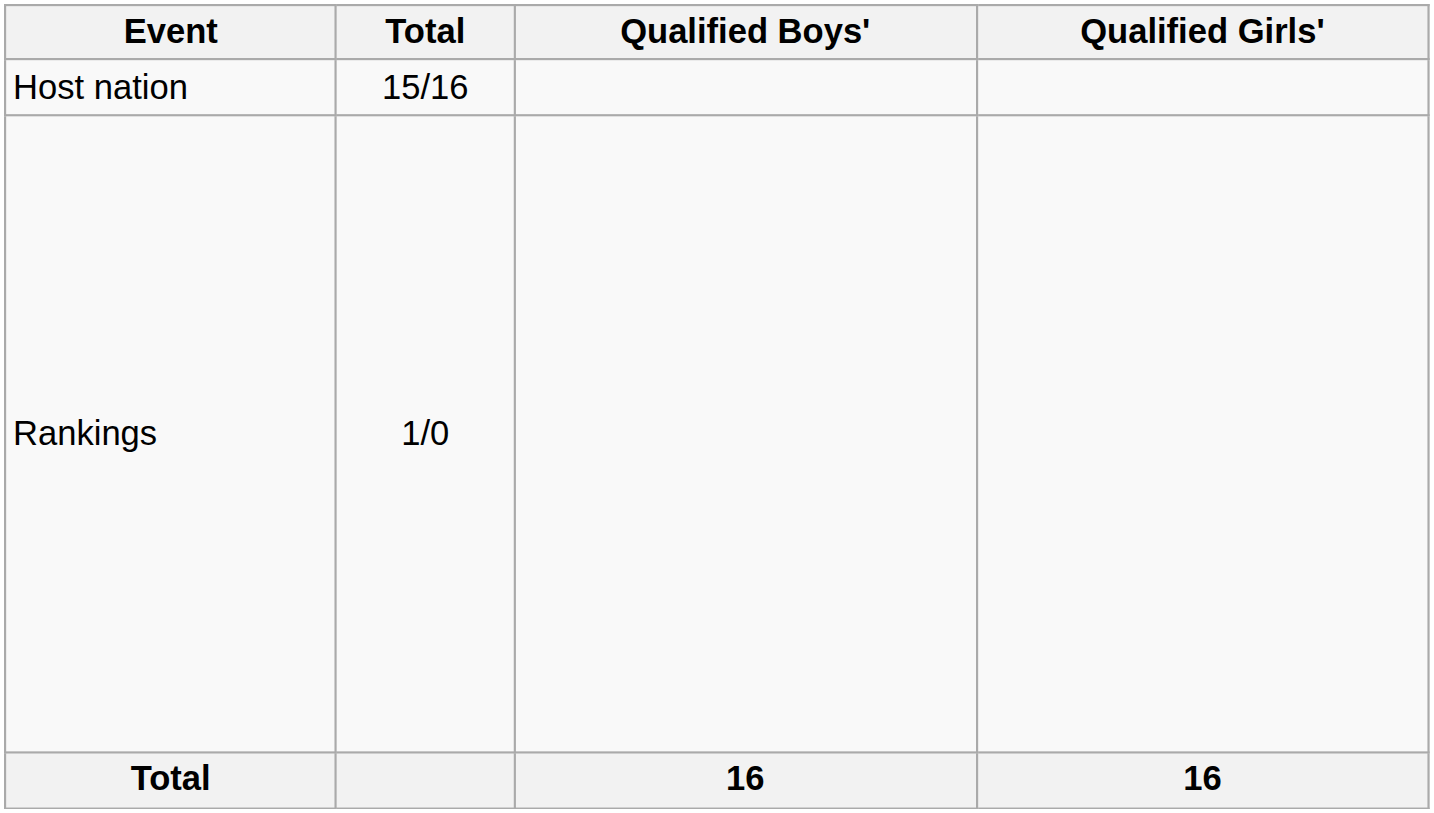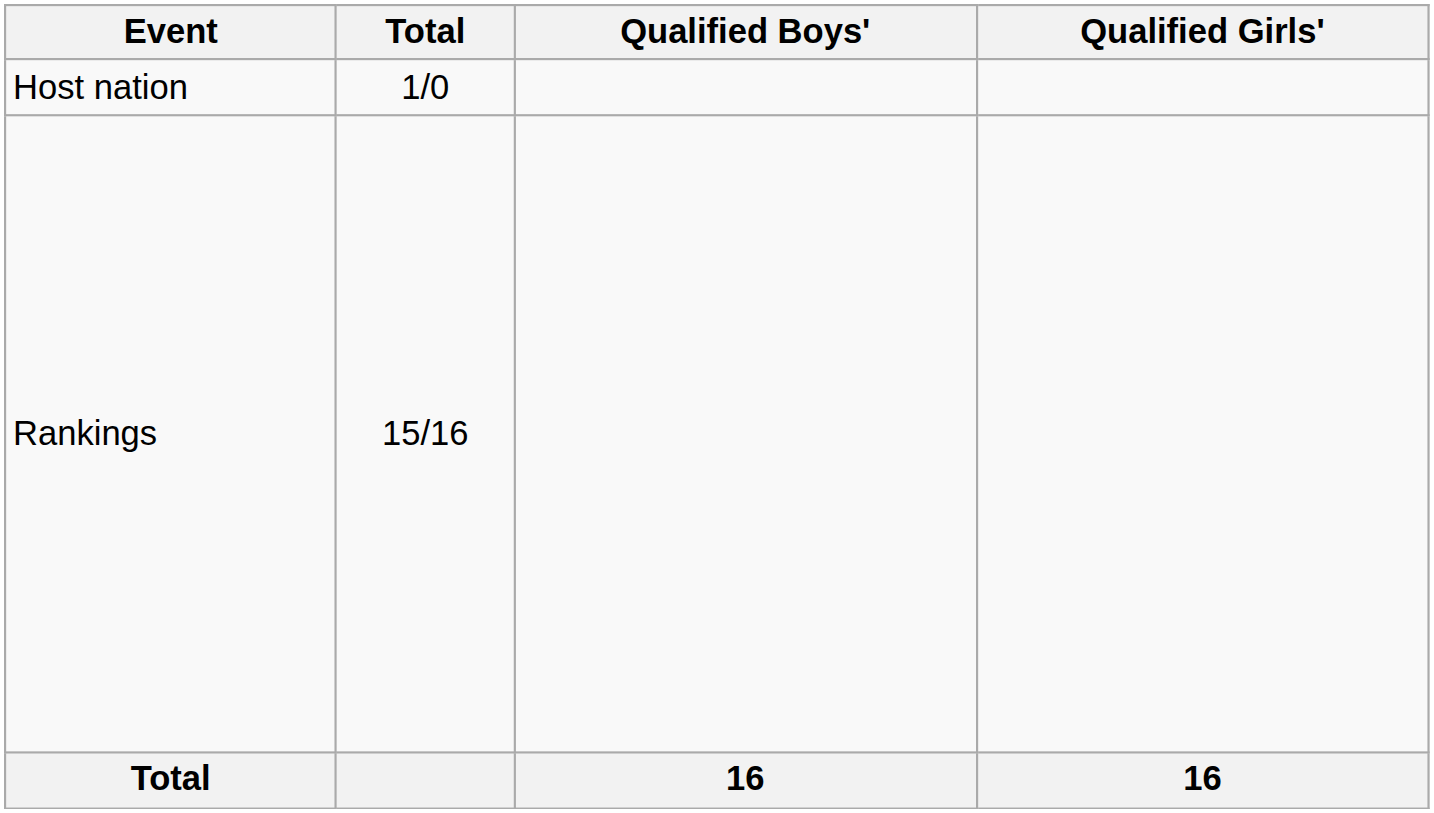(425, 86) 15/16 -> (425, 86) 1/0
(425, 433) 1/0 -> (425, 433) 15/16
